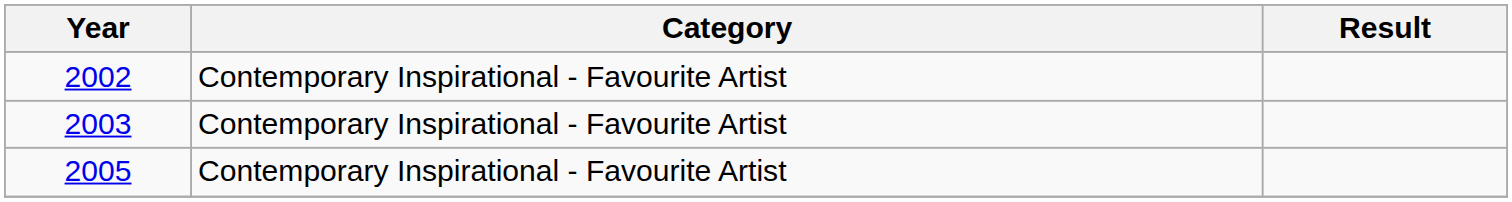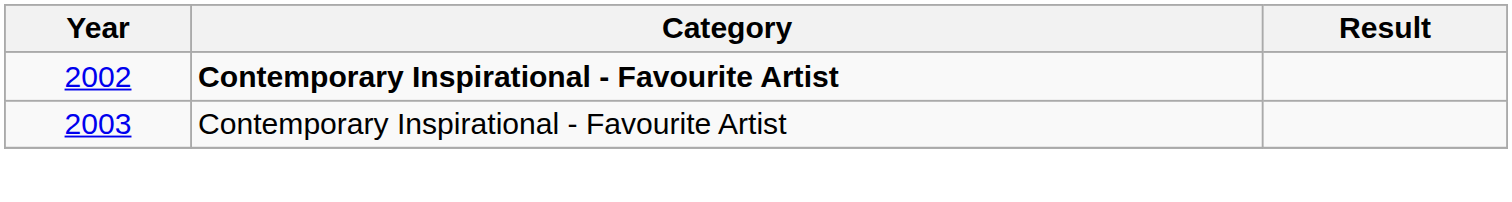(492, 76) normal -> (518, 76) bold
- row: (98, 171)
